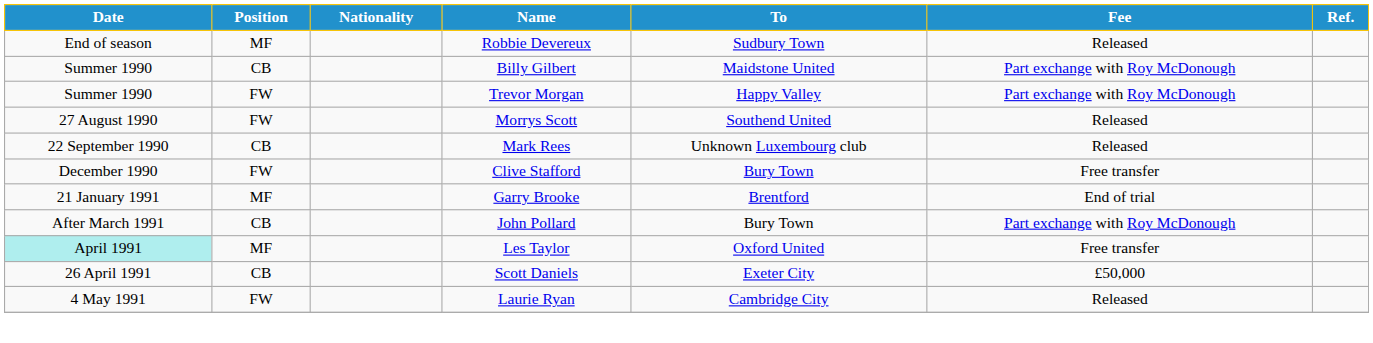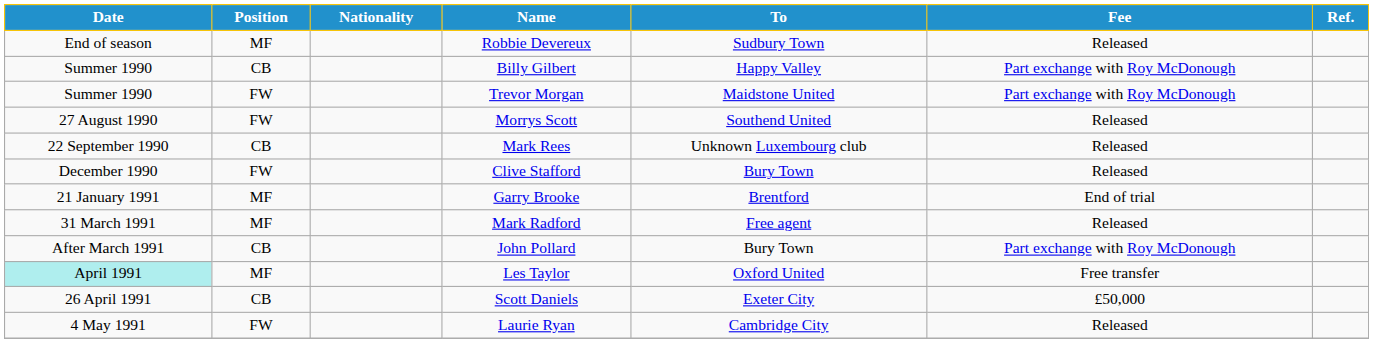(779, 69) Maidstone United -> (779, 69) Happy Valley
(779, 94) Happy Valley -> (779, 94) Maidstone United
(1120, 171) Free transfer -> (1120, 171) Released
+ row: (536, 222)
